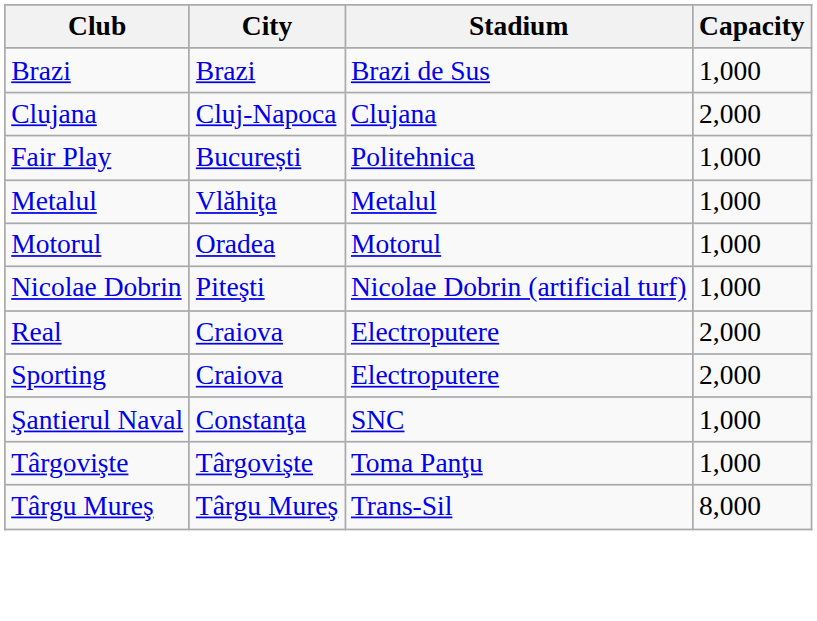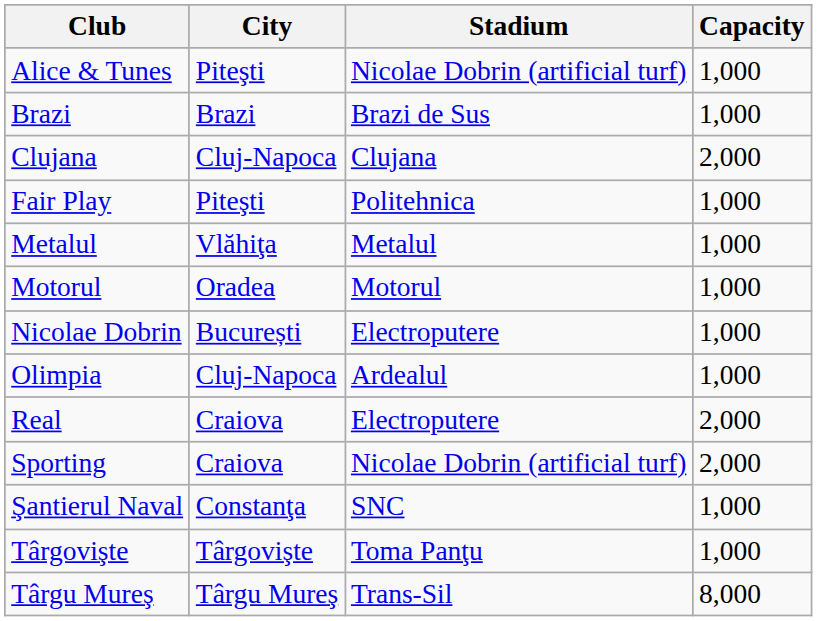+ row: (91, 69)
(249, 157) București -> (230, 200) Piteşti
(230, 288) Piteşti -> (249, 331) București
(519, 288) Nicolae Dobrin (artificial turf) -> (425, 331) Electroputere
+ row: (56, 375)
(425, 375) Electroputere -> (519, 462) Nicolae Dobrin (artificial turf)
